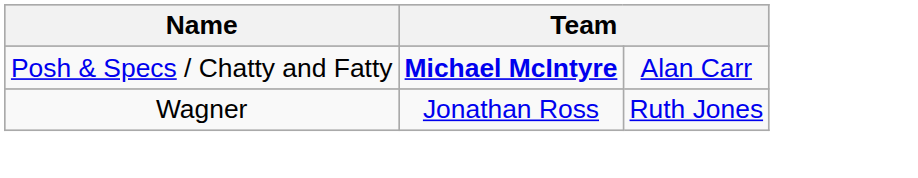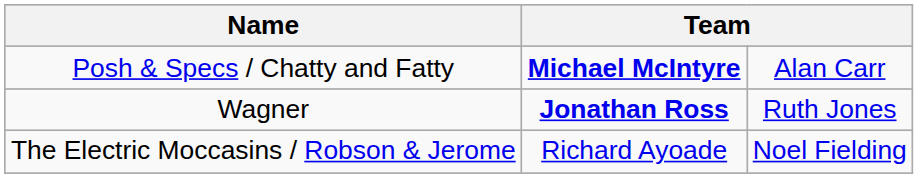(511, 109) normal -> (634, 109) bold
+ row: (263, 151)
